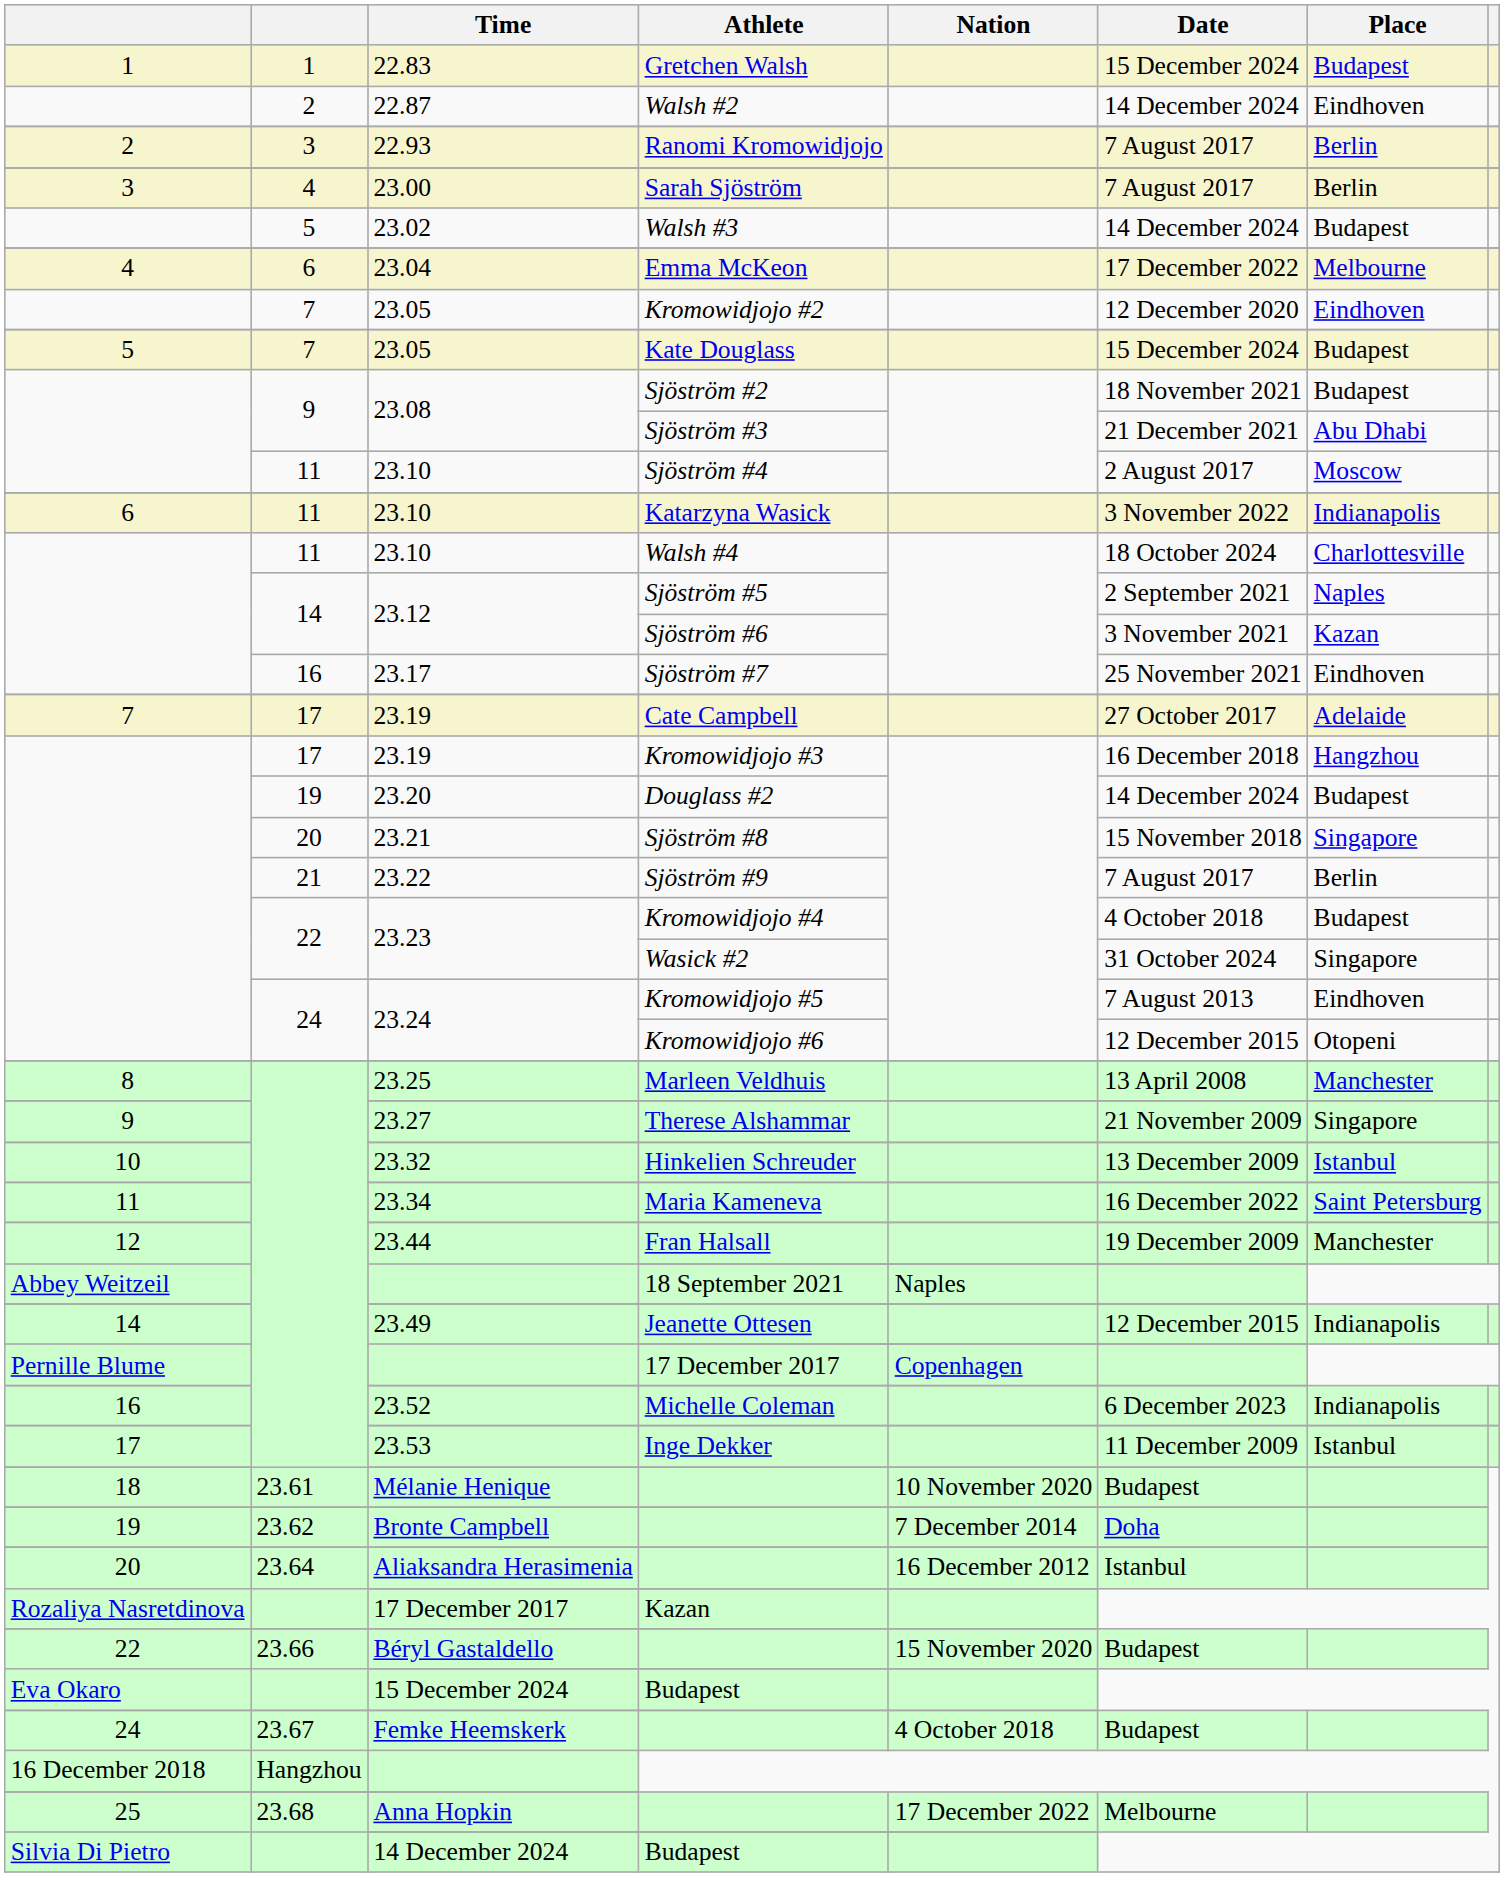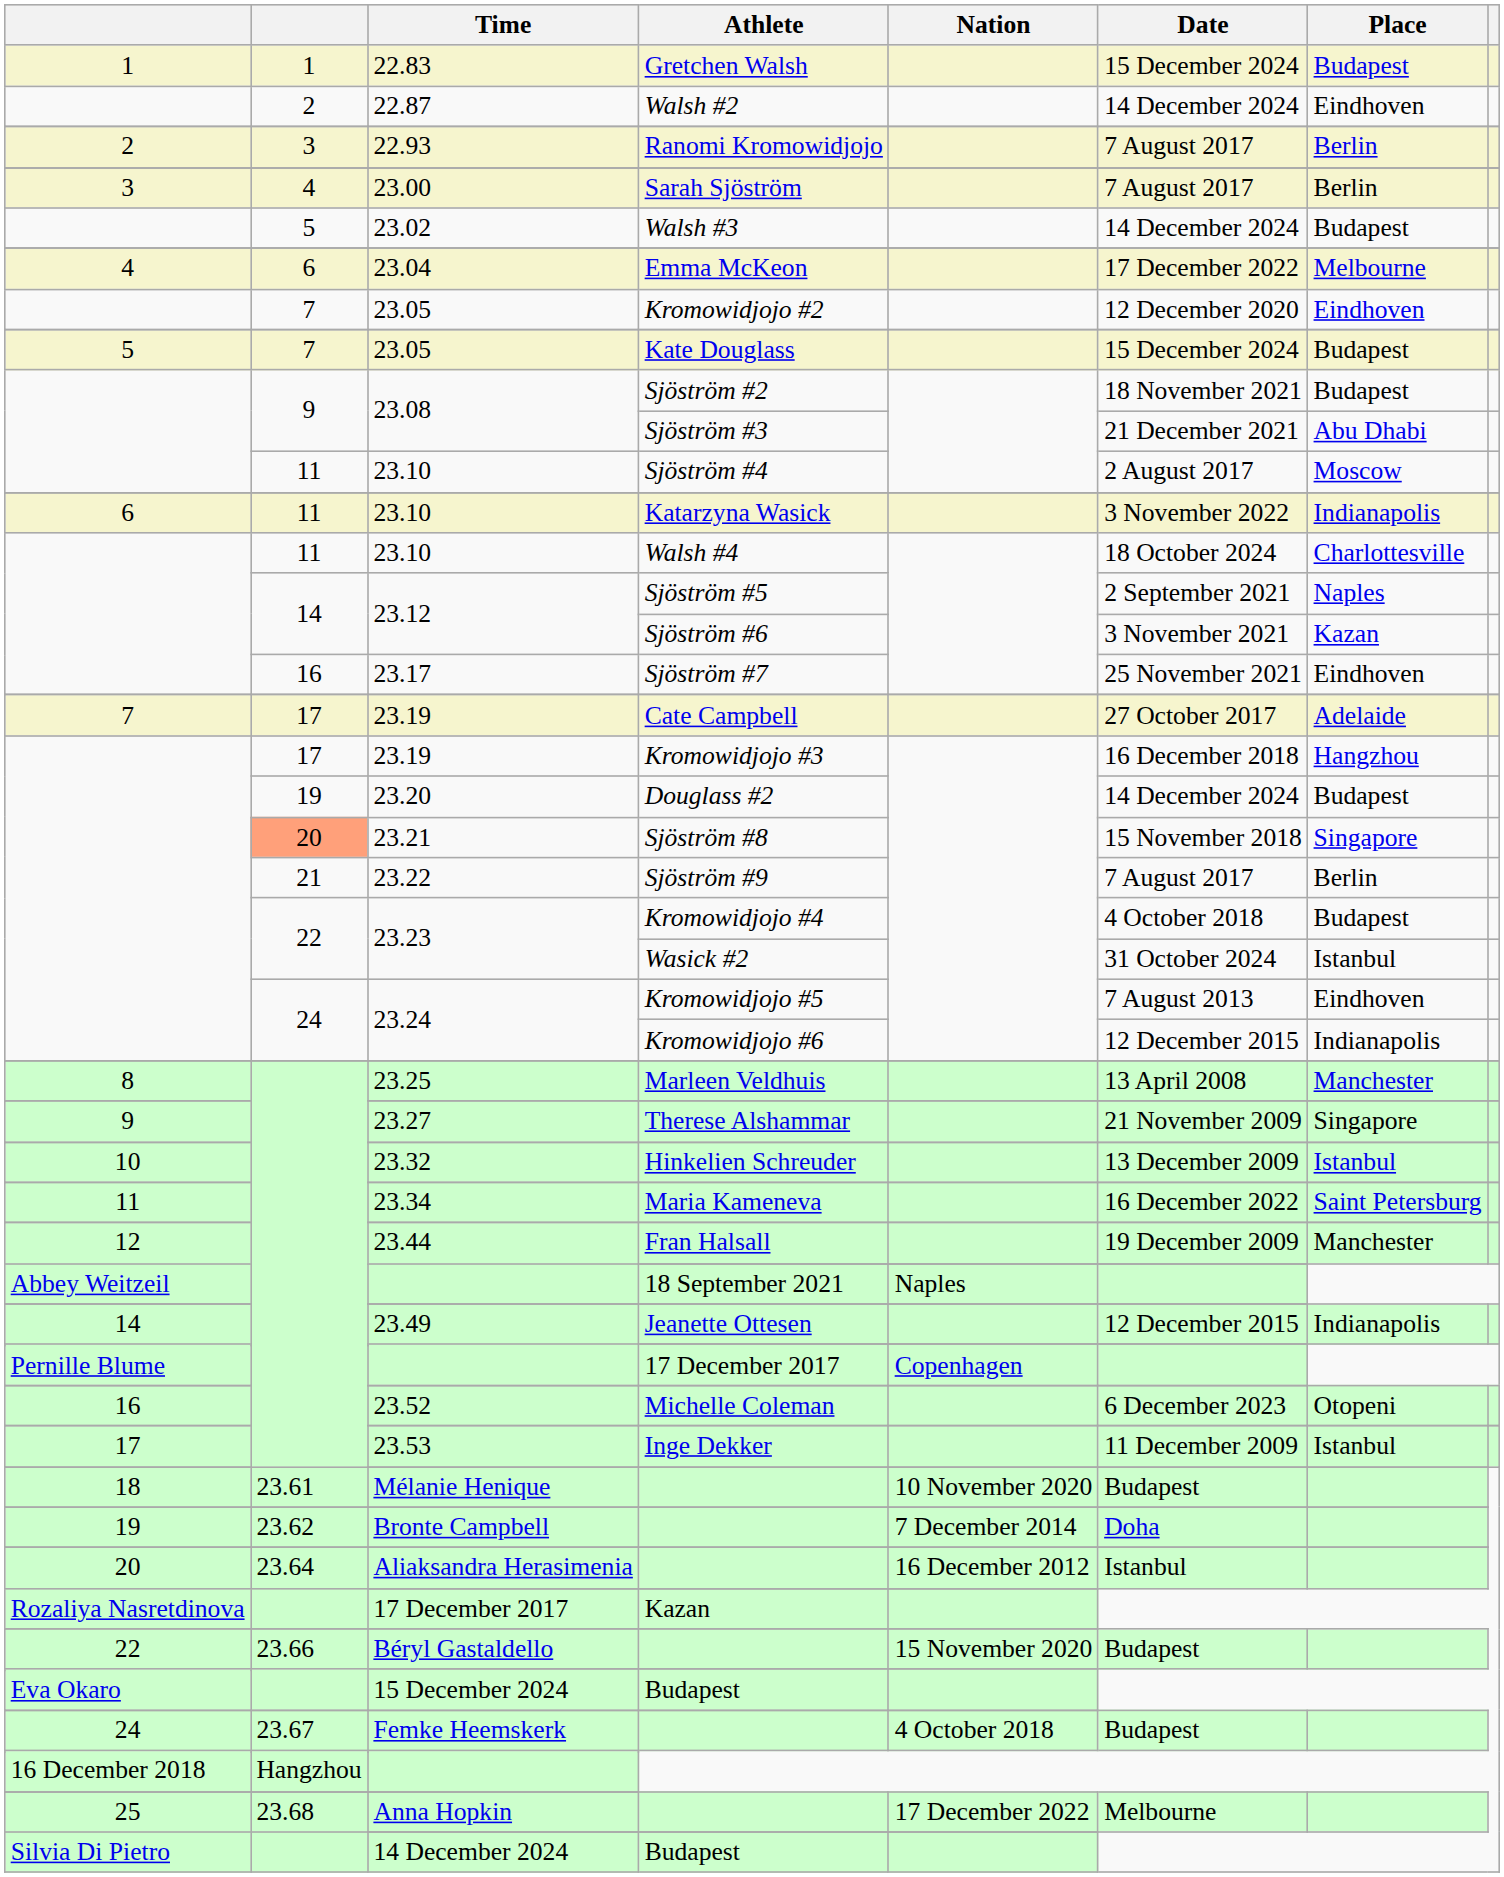(309, 836) no background -> (309, 836) lightsalmon background
(1365, 958) Singapore -> (1355, 958) Istanbul
(1355, 1039) Otopeni -> (1377, 1039) Indianapolis
(1377, 1405) Indianapolis -> (1355, 1405) Otopeni
